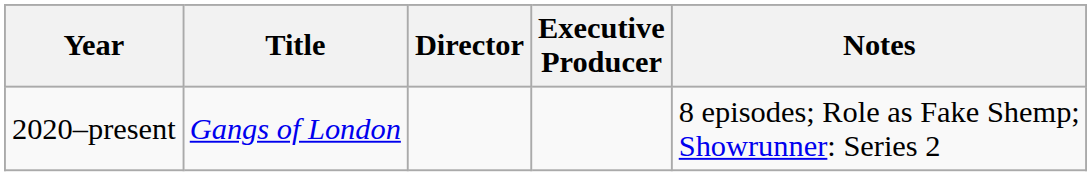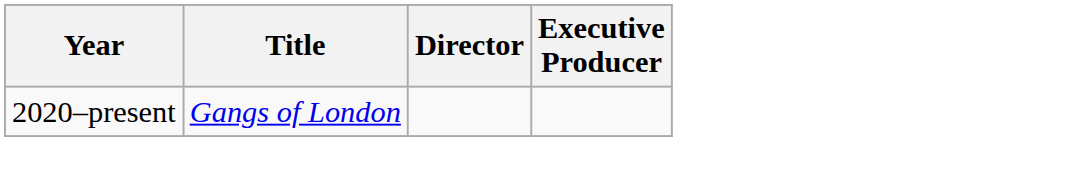- column: (879, 45)
